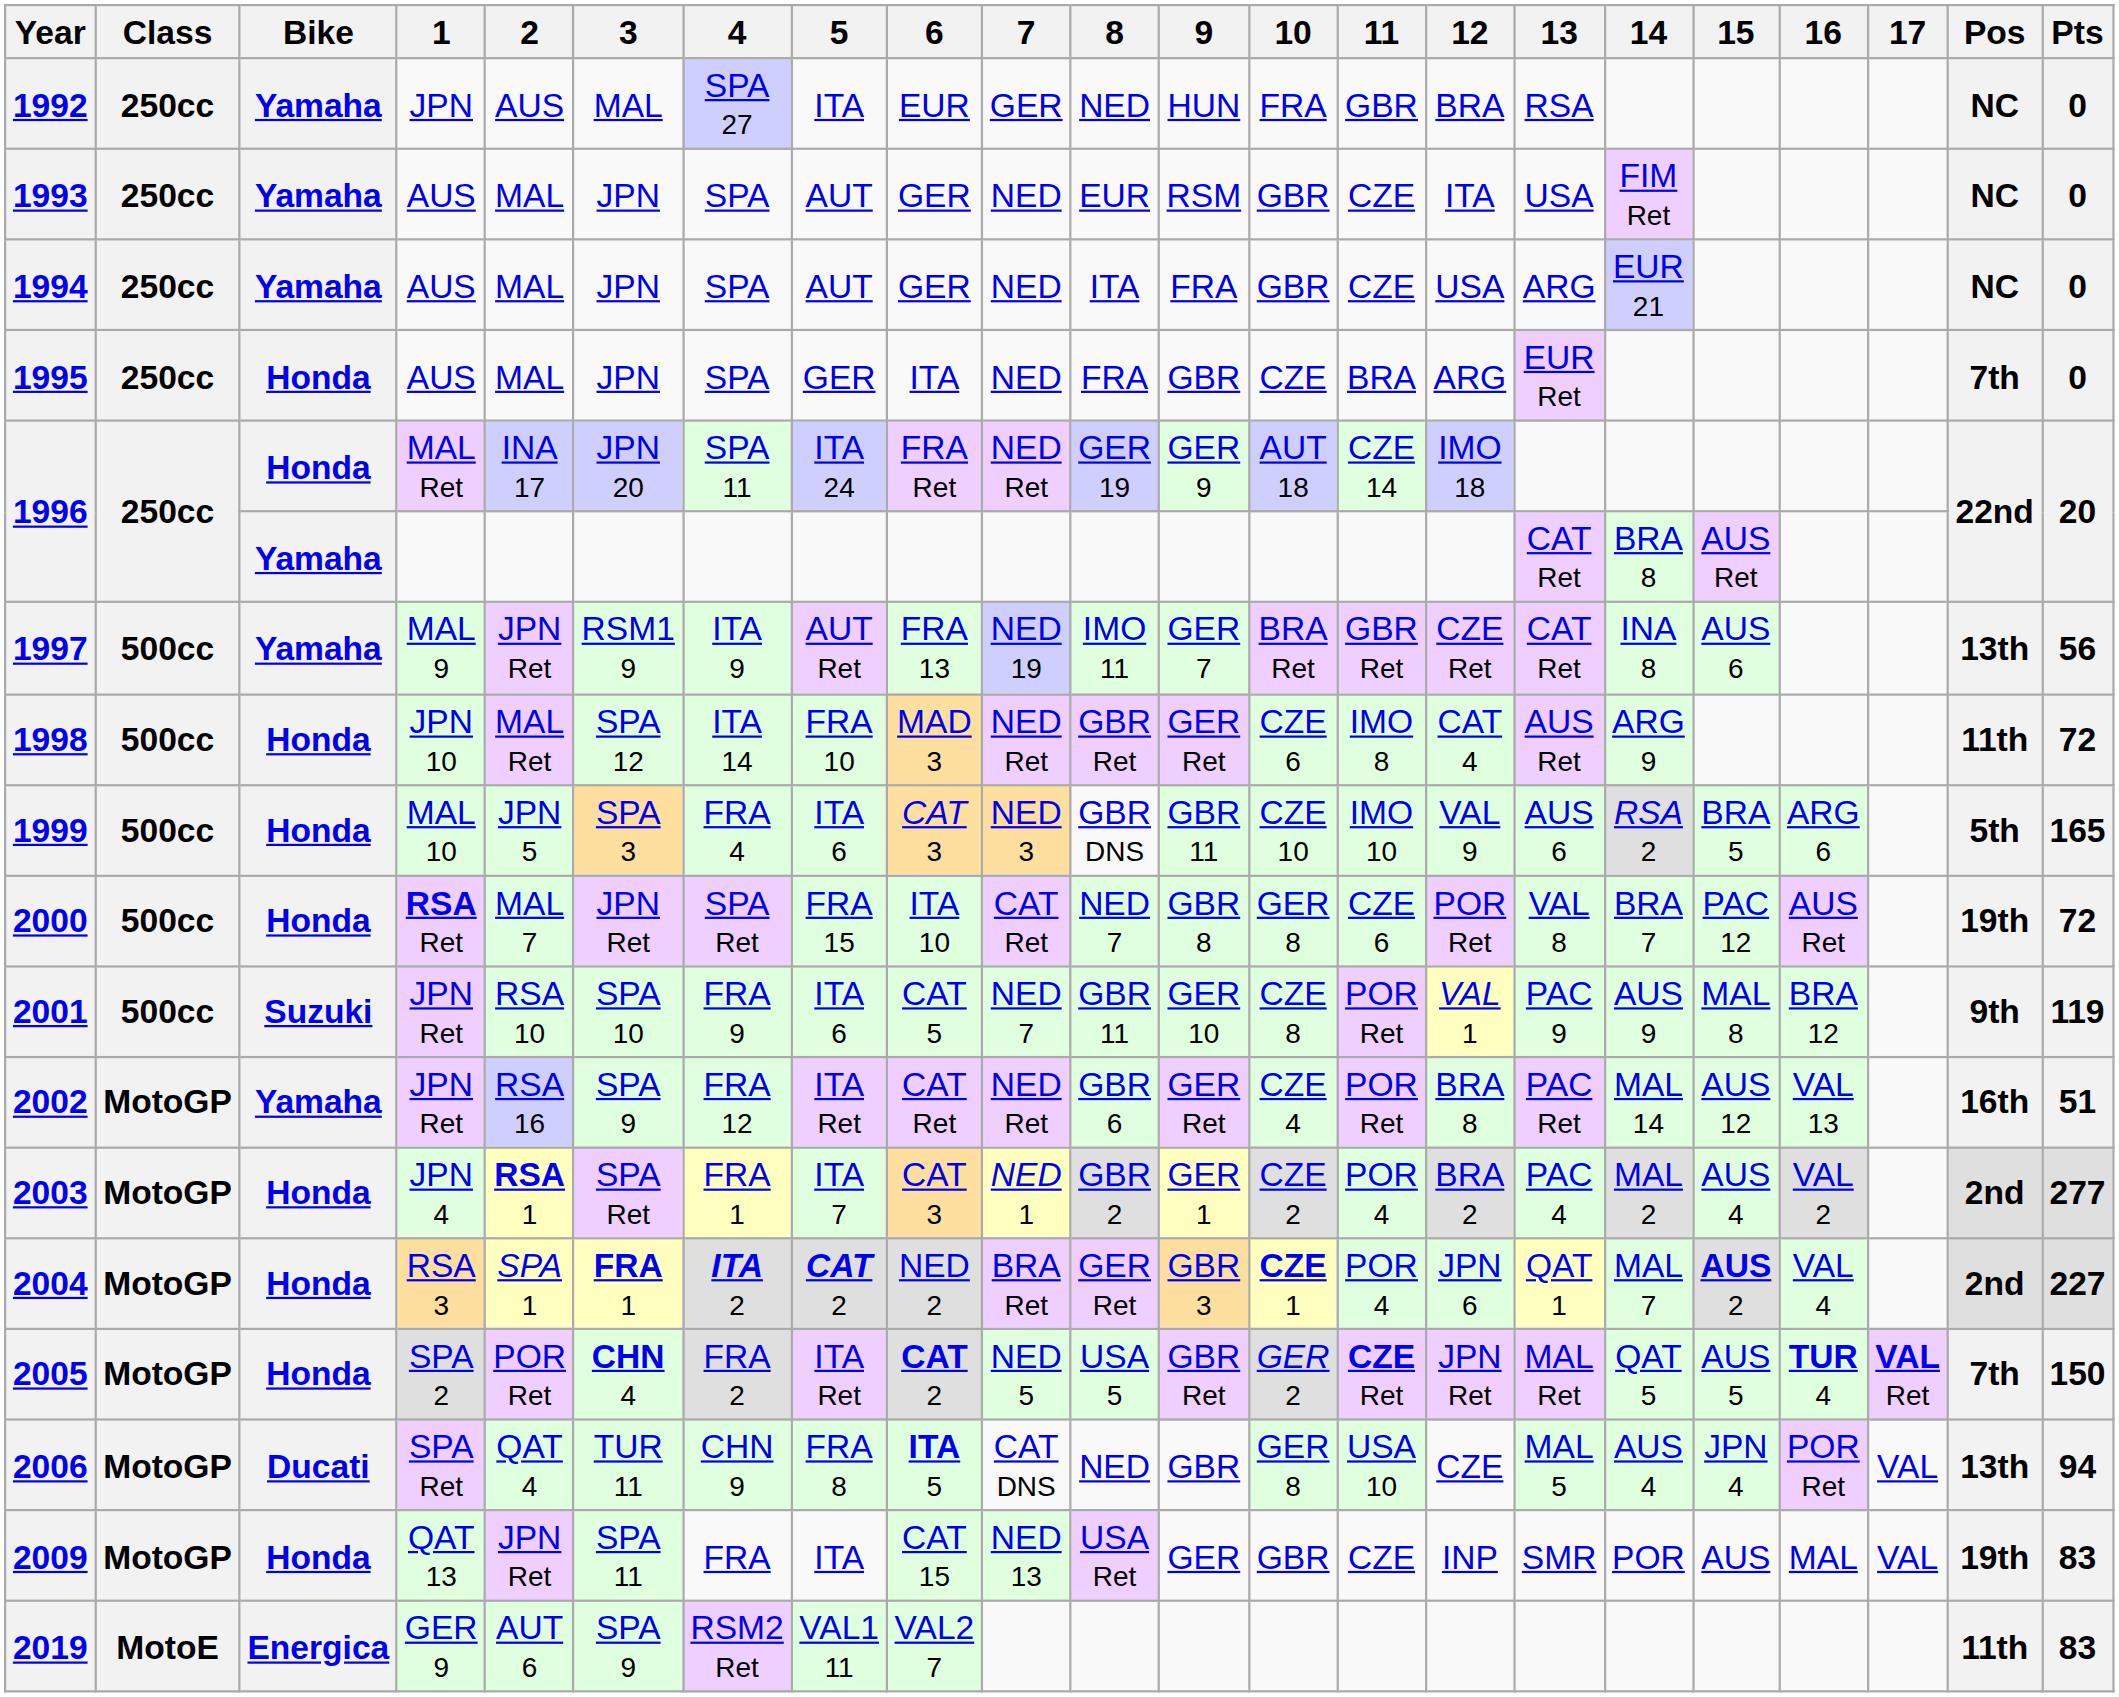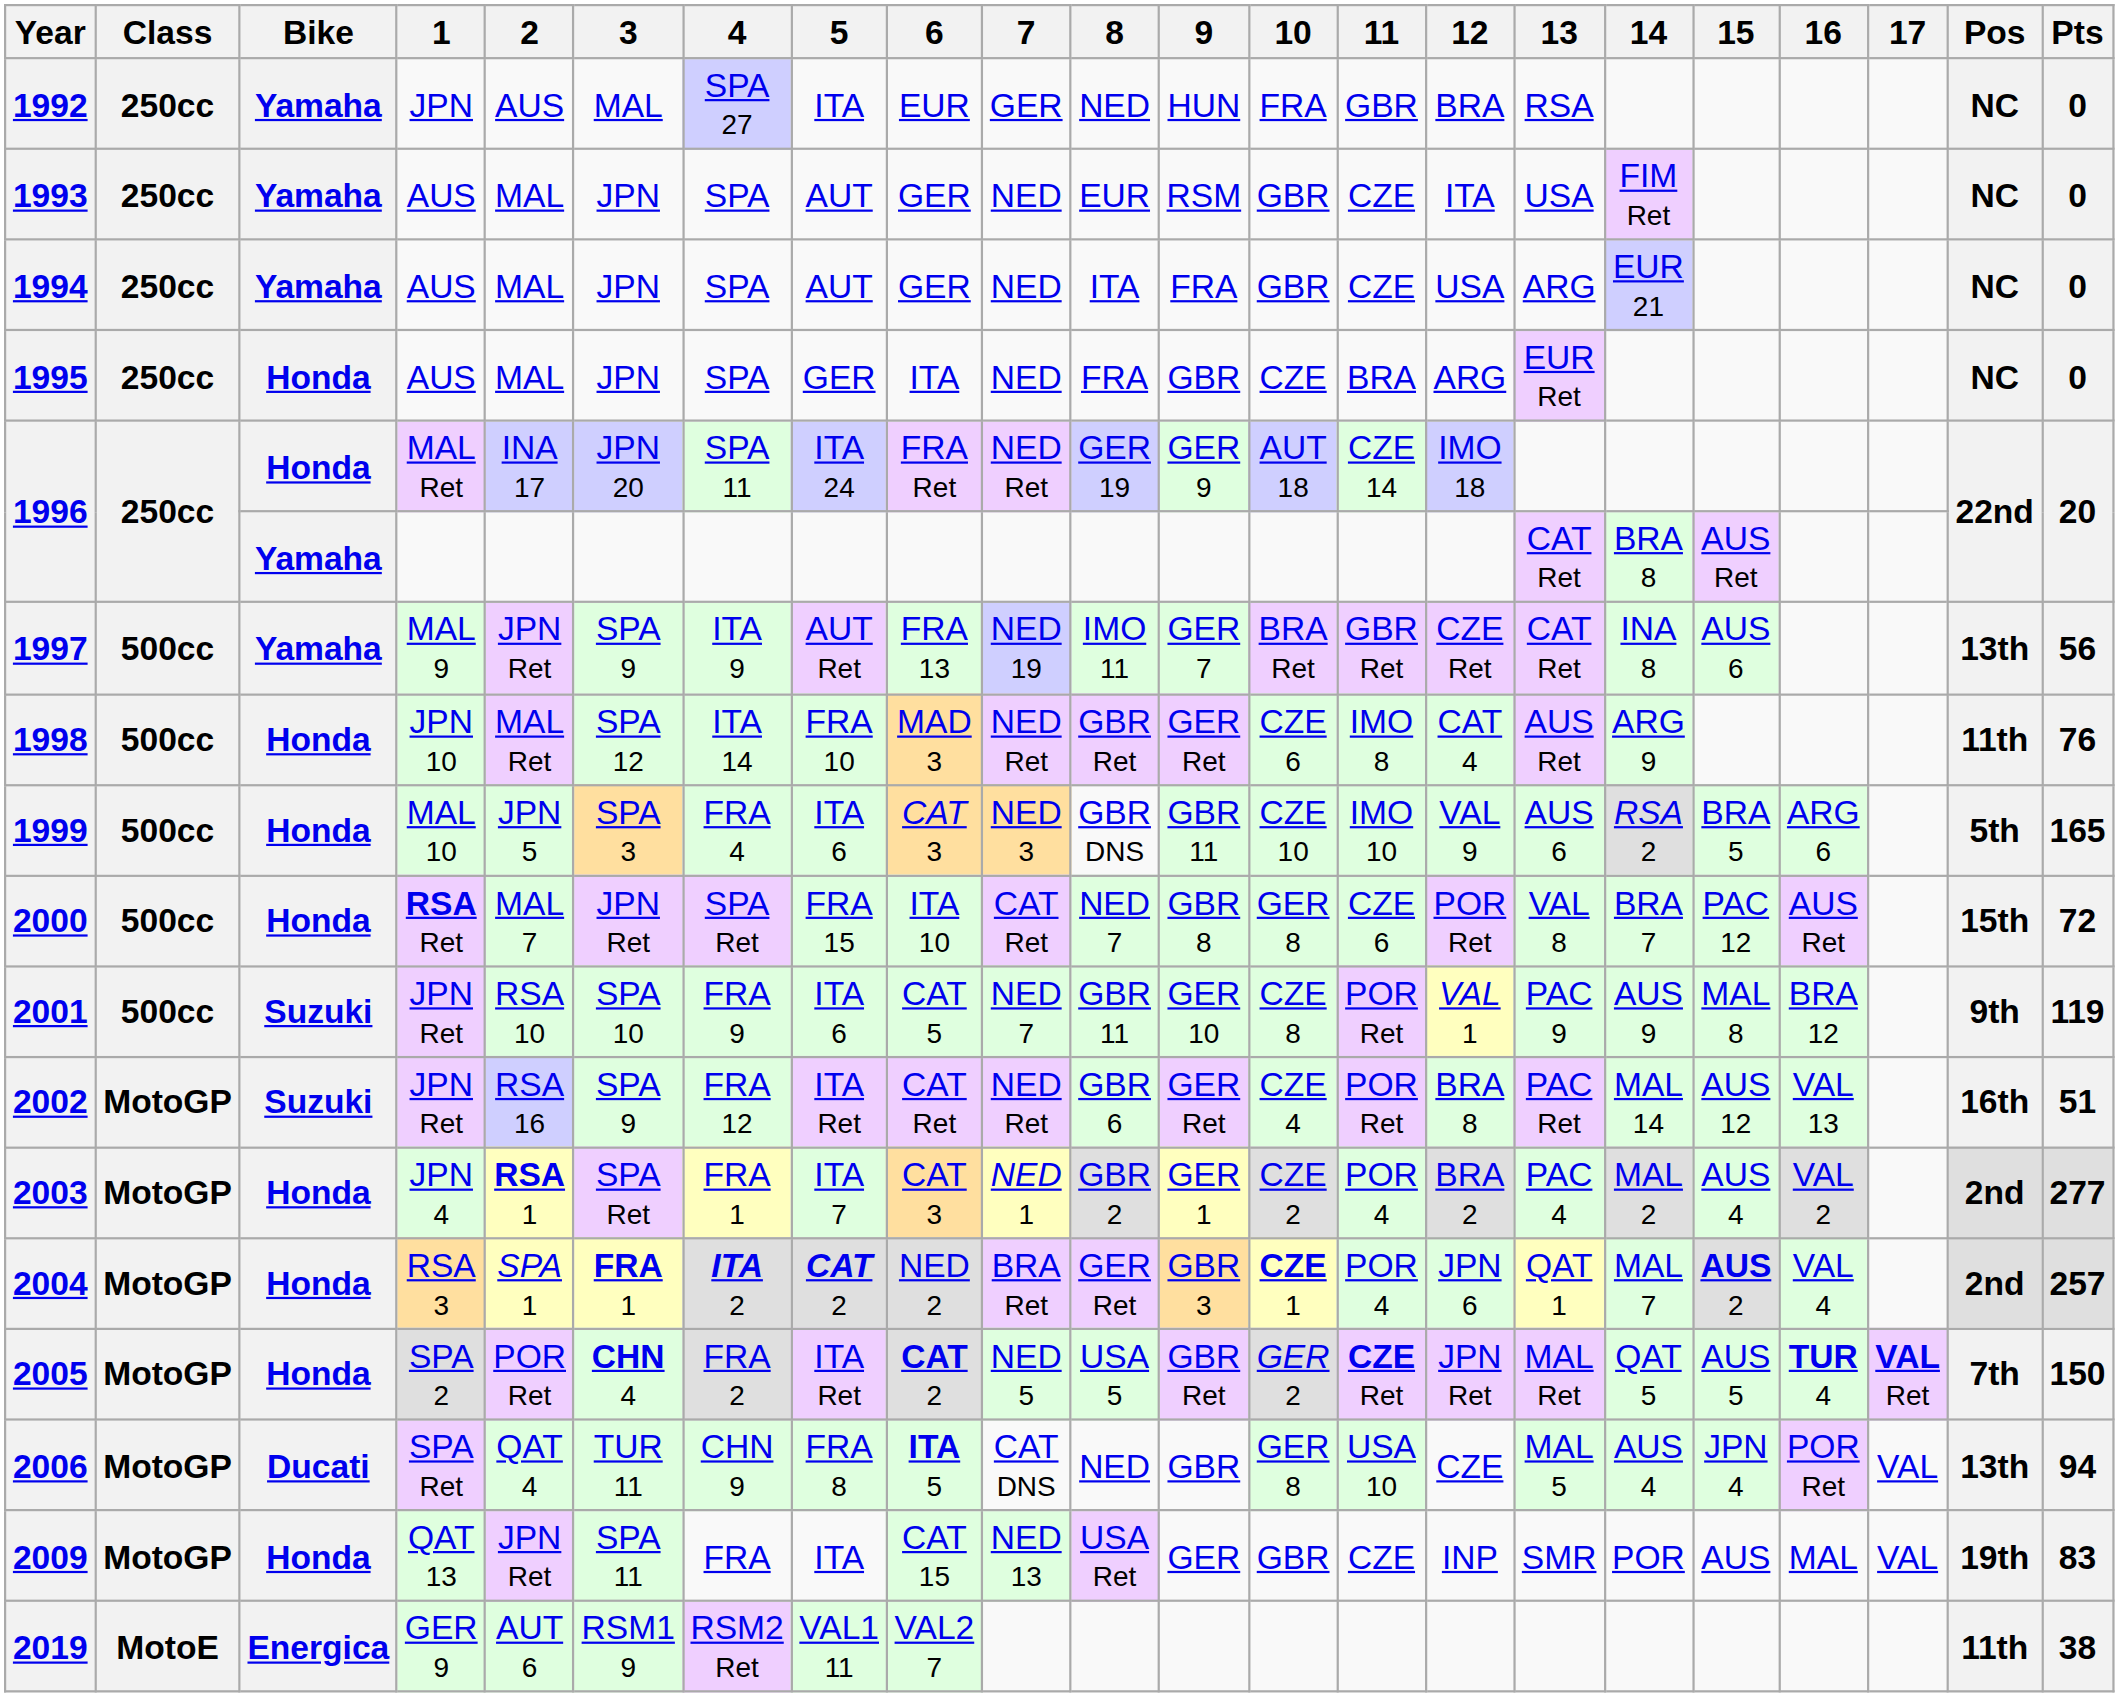(1995, 376) 7th -> (1995, 376) NC
(628, 648) RSM1 9 -> (628, 648) SPA 9
(2077, 739) 72 -> (2077, 739) 76
(1995, 921) 19th -> (1995, 921) 15th
(318, 1102) Yamaha -> (318, 1102) Suzuki
(2077, 1284) 227 -> (2077, 1284) 257
(628, 1647) SPA 9 -> (628, 1647) RSM1 9
(2077, 1647) 83 -> (2077, 1647) 38
